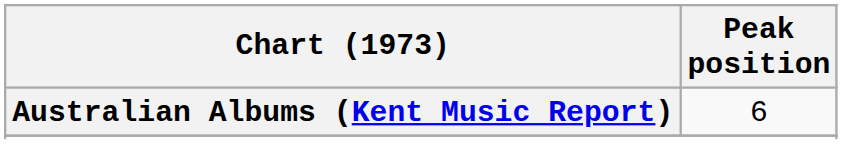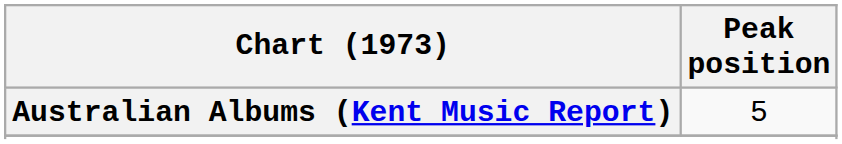(759, 112) 6 -> (759, 112) 5
